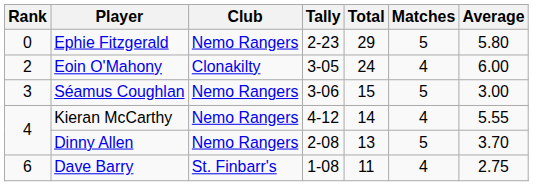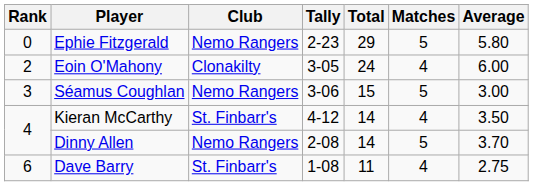(245, 117) Nemo Rangers -> (234, 117) St. Finbarr's
(493, 117) 5.55 -> (493, 117) 3.50
(366, 142) 13 -> (366, 142) 14
